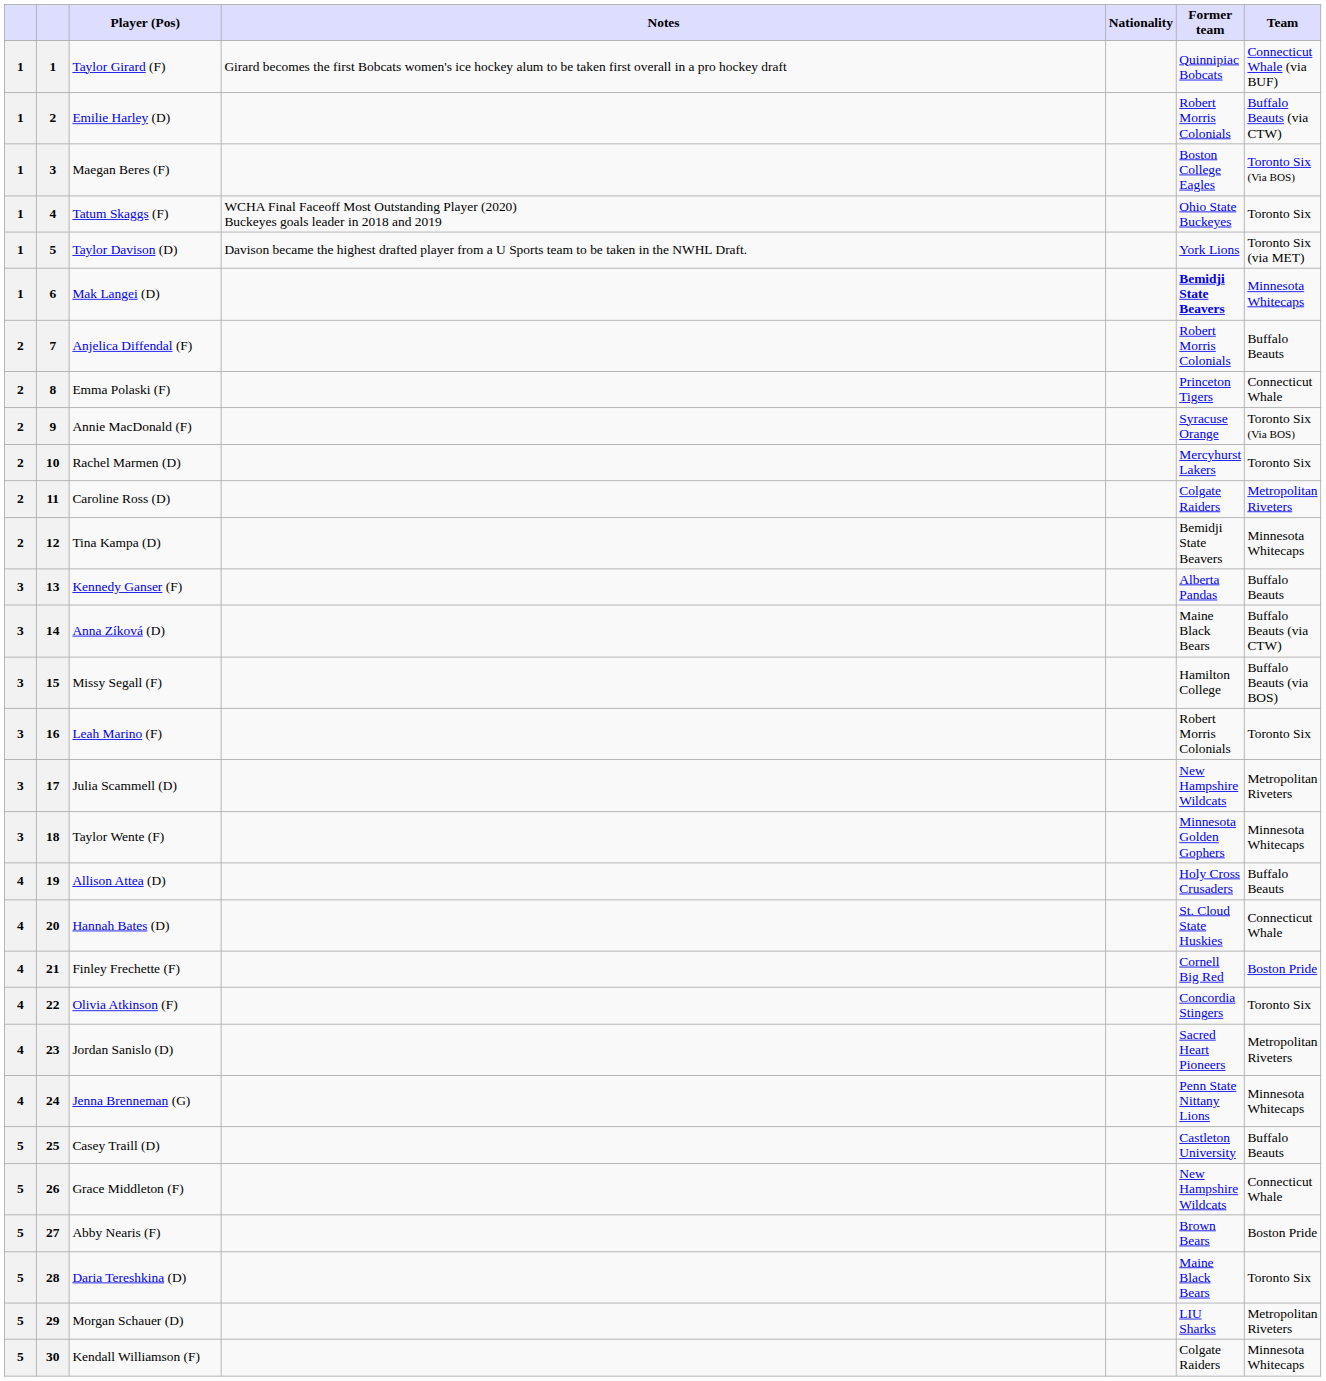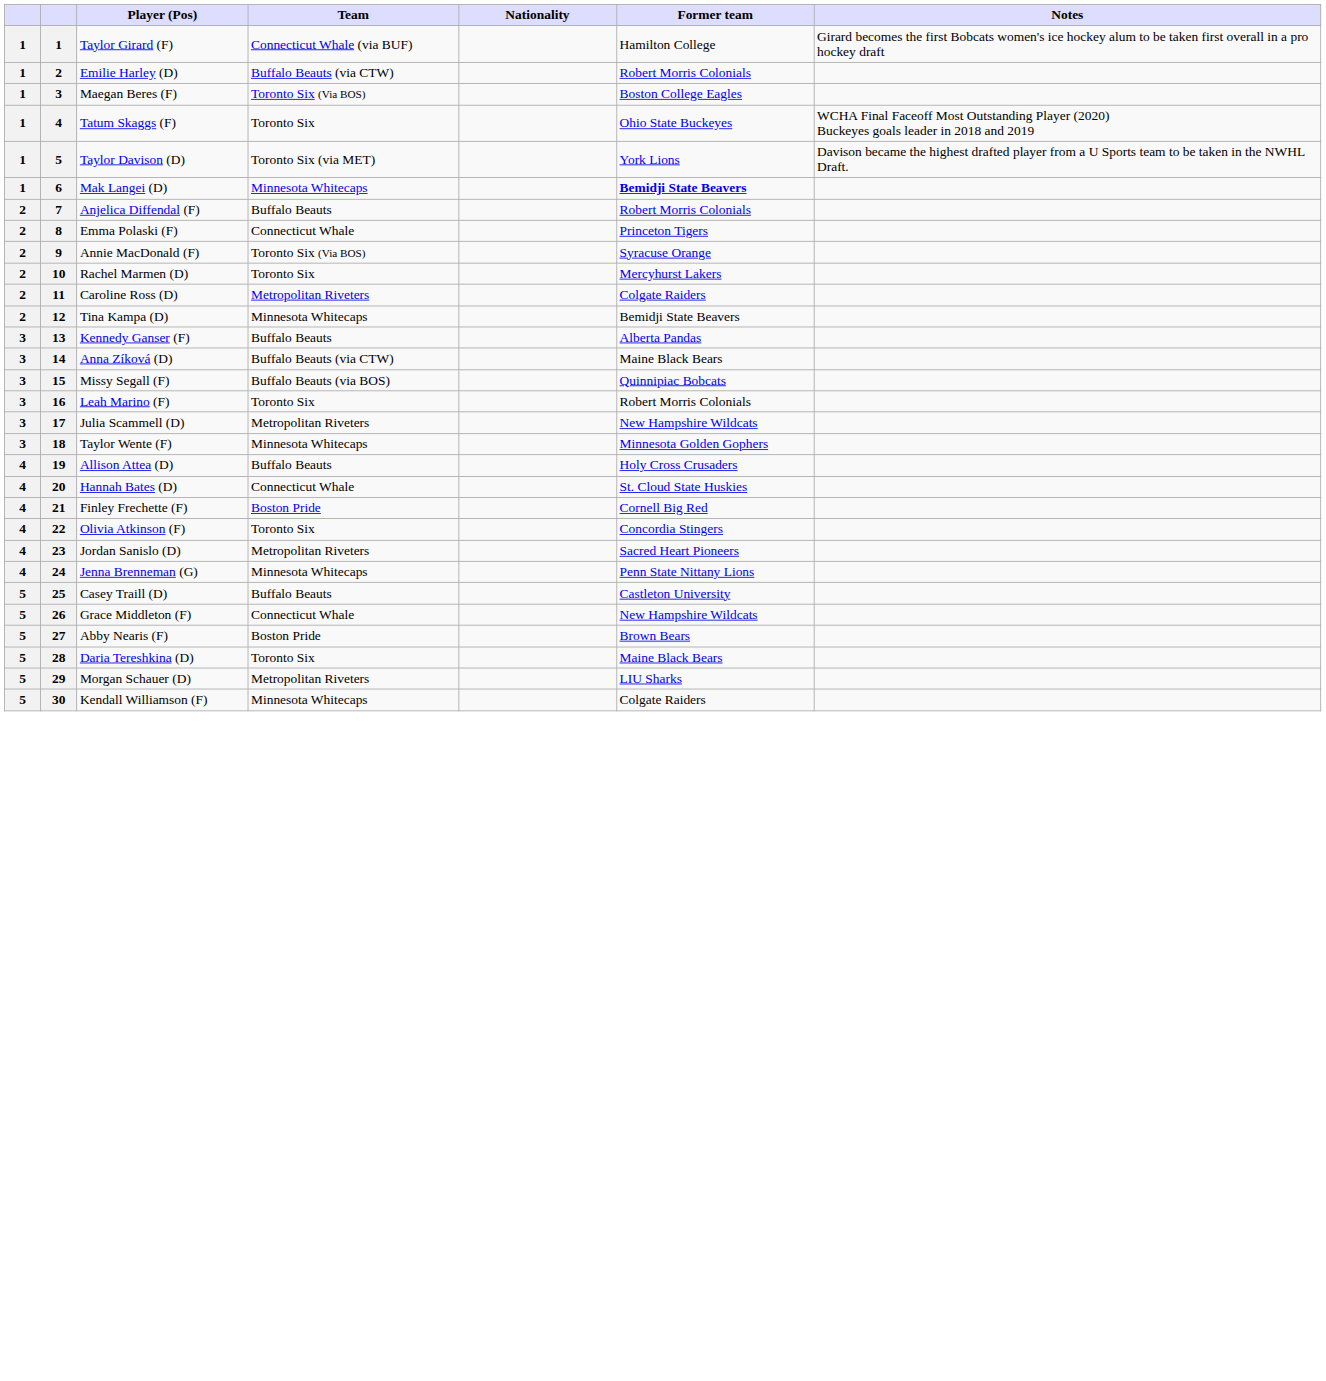columns swapped: (1282, 22) <-> (664, 22)
(1209, 66) Quinnipiac Bobcats -> (668, 44) Hamilton College
(1205, 682) Hamilton College -> (673, 380) Quinnipiac Bobcats
